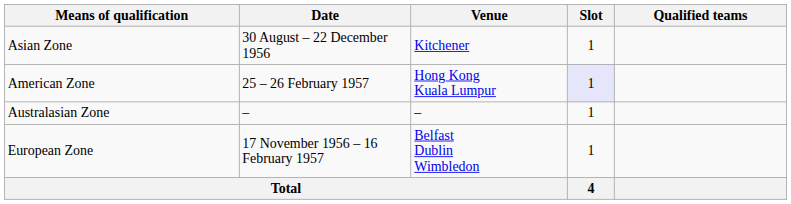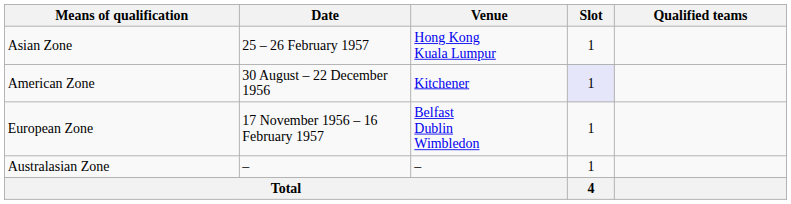(315, 45) 30 August – 22 December 1956 -> (306, 45) 25 – 26 February 1957
(442, 45) Kitchener -> (455, 45) Hong Kong Kuala Lumpur
(306, 83) 25 – 26 February 1957 -> (315, 83) 30 August – 22 December 1956
(455, 83) Hong Kong Kuala Lumpur -> (442, 83) Kitchener
rows swapped: (50, 150) <-> (58, 113)
